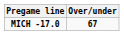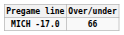(93, 24) 67 -> (93, 24) 66
